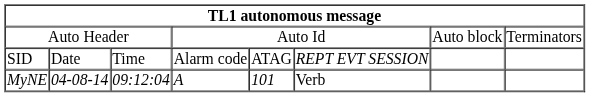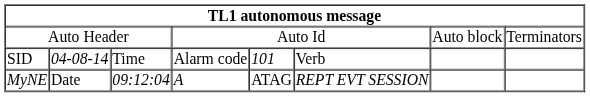(66, 58) Date -> (80, 58) 04-08-14
(272, 58) ATAG -> (263, 58) 101
(362, 58) REPT EVT SESSION -> (311, 58) Verb
(80, 80) 04-08-14 -> (66, 80) Date
(263, 80) 101 -> (272, 80) ATAG
(311, 80) Verb -> (362, 80) REPT EVT SESSION
